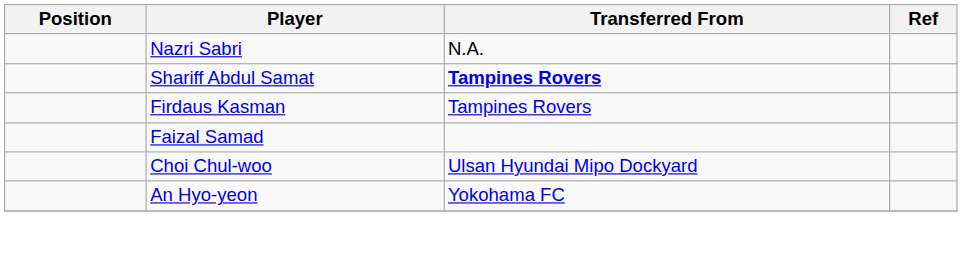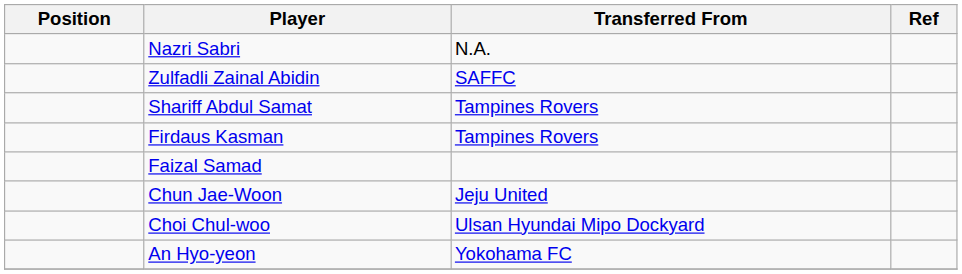+ row: (234, 78)
(525, 78) bold -> (527, 107) normal
+ row: (215, 195)
